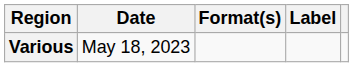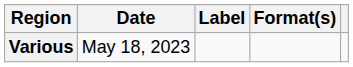columns swapped: (240, 18) <-> (313, 18)
